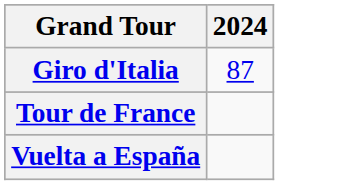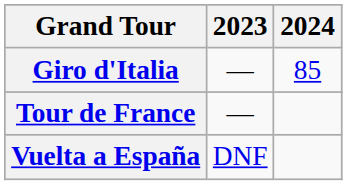+ column: (240, 26)
(240, 69) 87 -> (308, 69) 85
